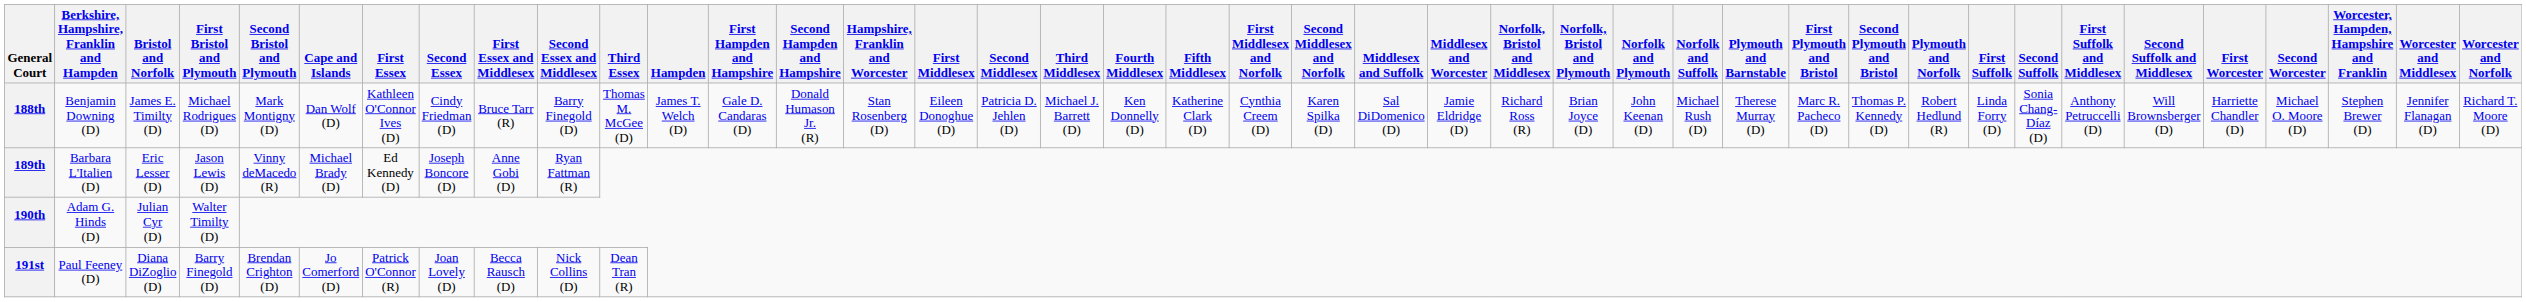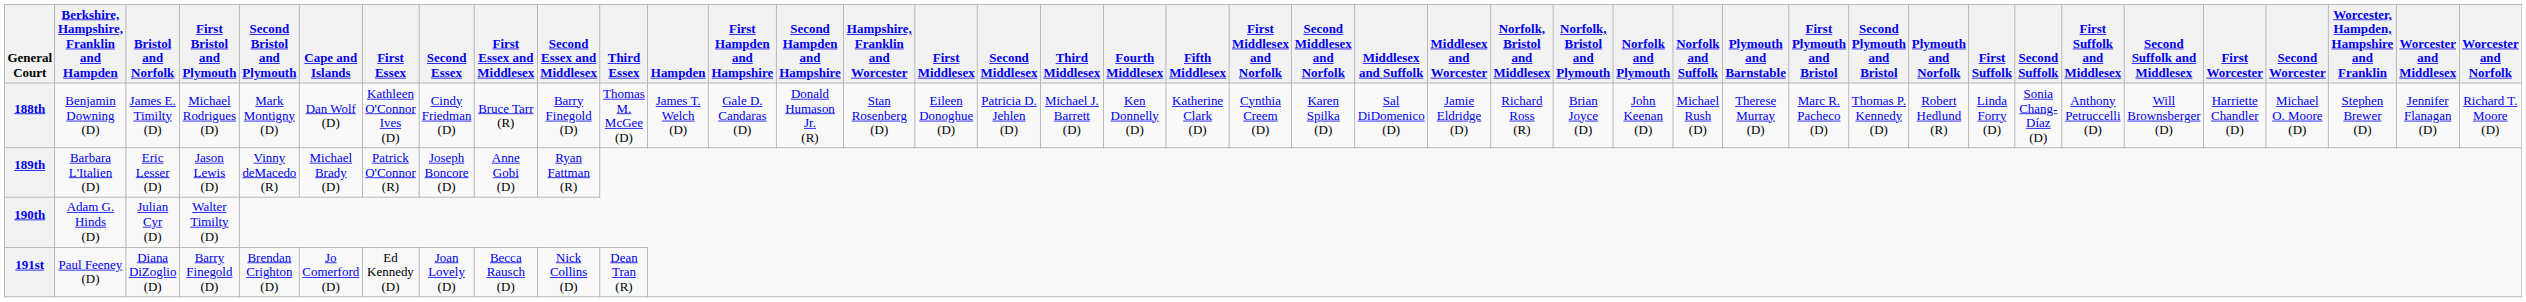(390, 172) Ed Kennedy (D) -> (390, 172) Patrick O'Connor (R)
(390, 271) Patrick O'Connor (R) -> (390, 271) Ed Kennedy (D)
